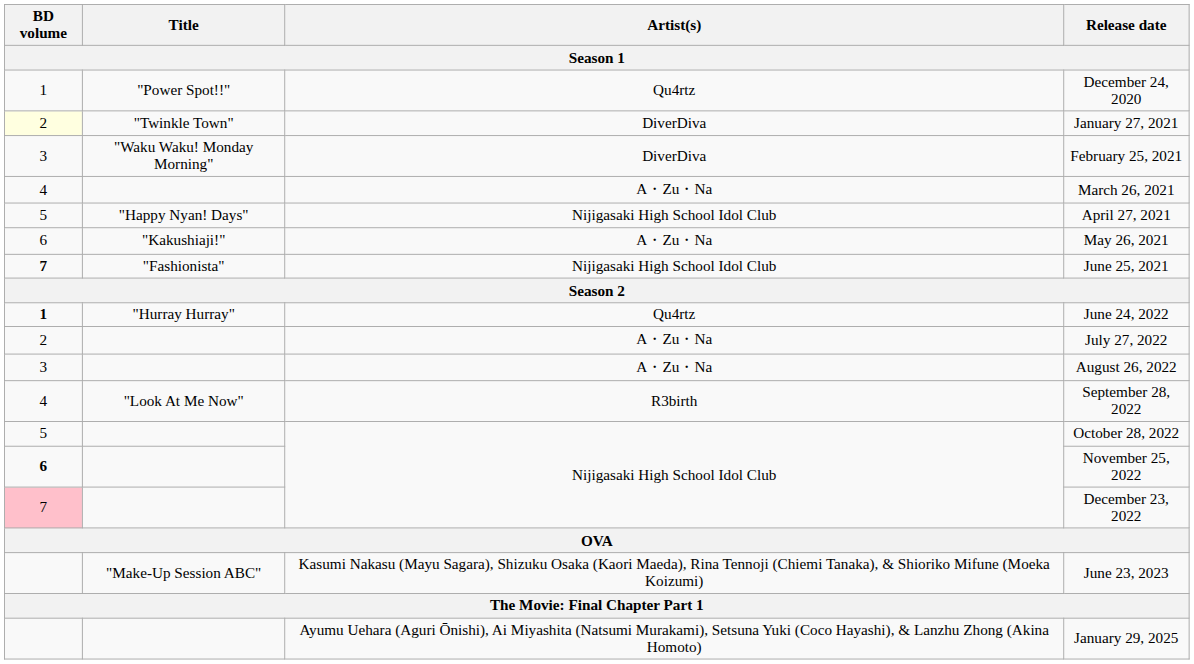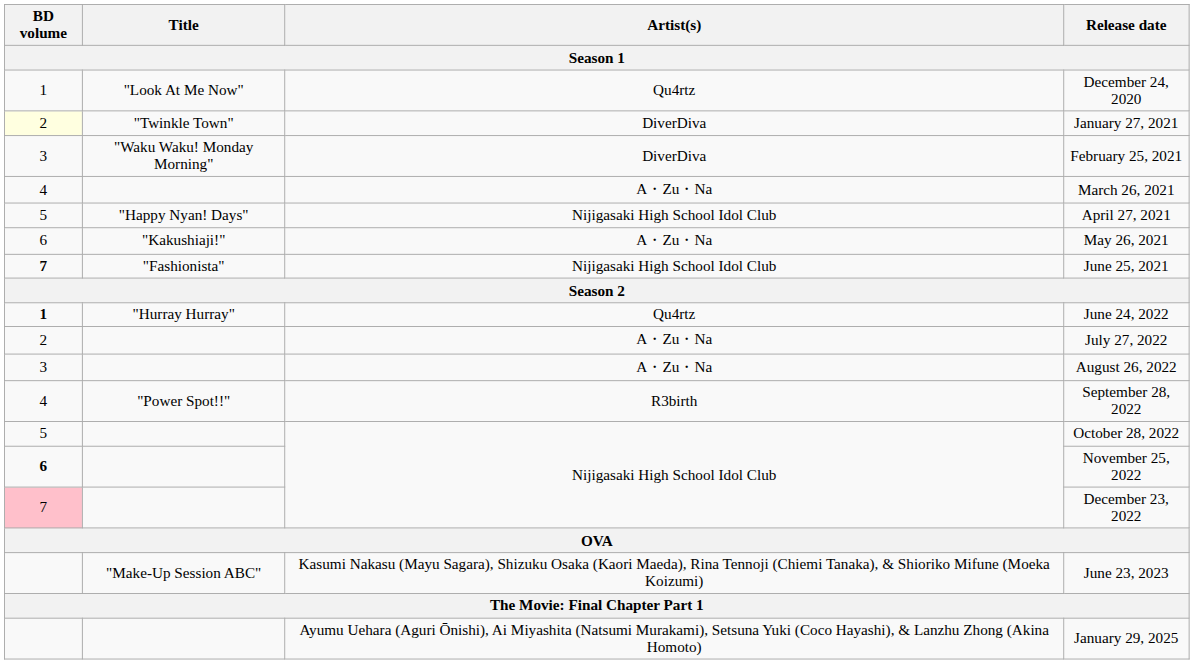(184, 90) "Power Spot!!" -> (184, 90) "Look At Me Now"
(184, 401) "Look At Me Now" -> (184, 401) "Power Spot!!"
